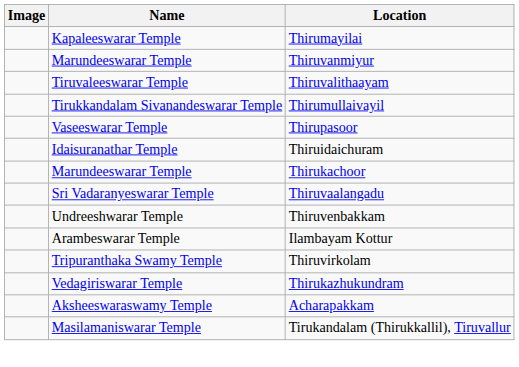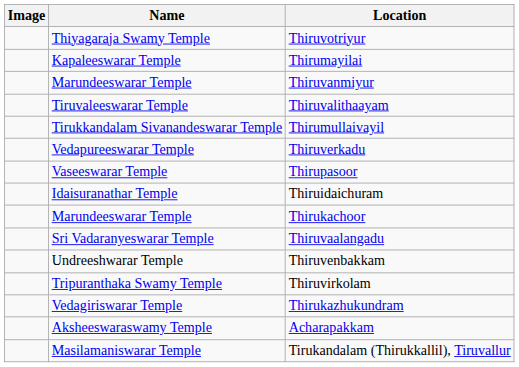+ row: (327, 37)
+ row: (327, 149)
- row: (341, 238)
